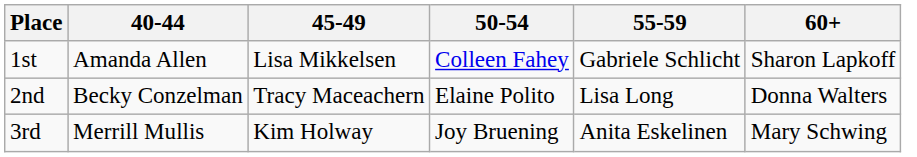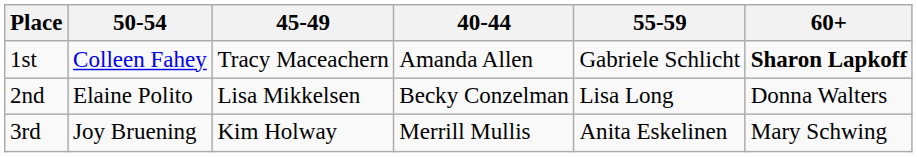columns swapped: (158, 22) <-> (502, 22)
(325, 59) Lisa Mikkelsen -> (303, 59) Tracy Maceachern
(823, 59) normal -> (829, 59) bold
(339, 95) Tracy Maceachern -> (289, 95) Lisa Mikkelsen
